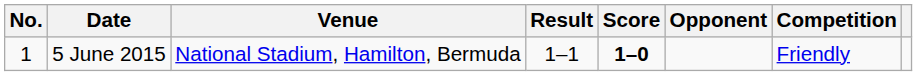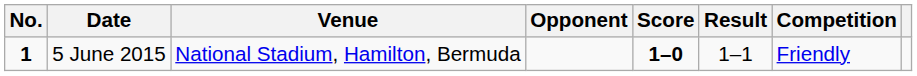columns swapped: (718, 20) <-> (562, 20)
(26, 53) normal -> (26, 53) bold
